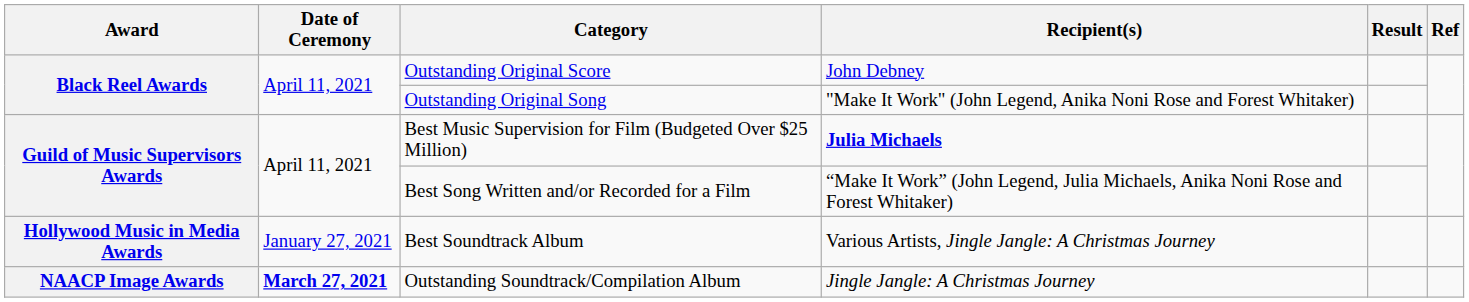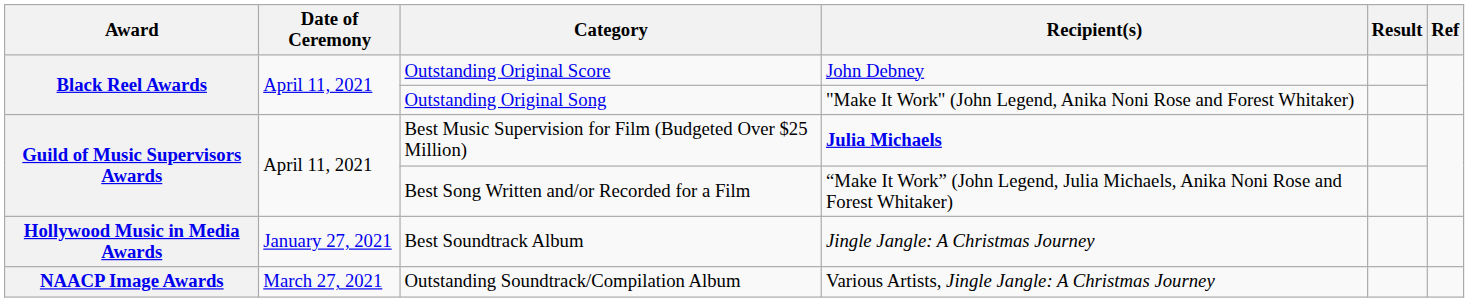(1020, 241) Various Artists, Jingle Jangle: A Christmas Journey -> (960, 241) Jingle Jangle: A Christmas Journey
(325, 281) bold -> (323, 281) normal
(960, 281) Jingle Jangle: A Christmas Journey -> (1020, 281) Various Artists, Jingle Jangle: A Christmas Journey
